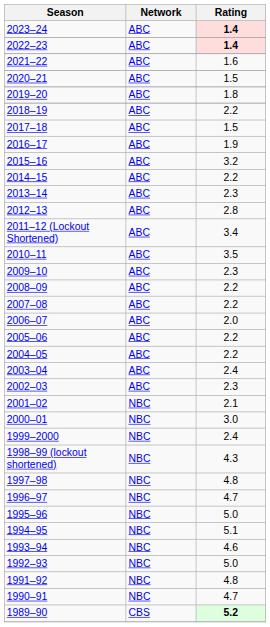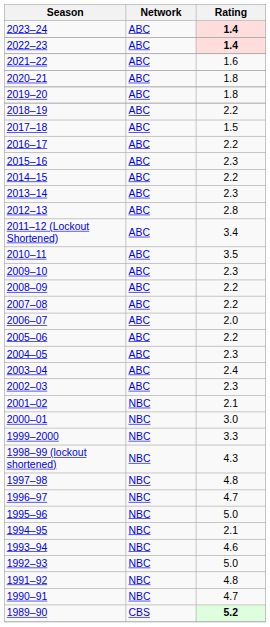(231, 78) 1.5 -> (231, 78) 1.8
(231, 144) 1.9 -> (231, 144) 2.2
(231, 161) 3.2 -> (231, 161) 2.3
(231, 354) 2.2 -> (231, 354) 2.3
(231, 436) 2.4 -> (231, 436) 3.3
(231, 530) 5.1 -> (231, 530) 2.1
